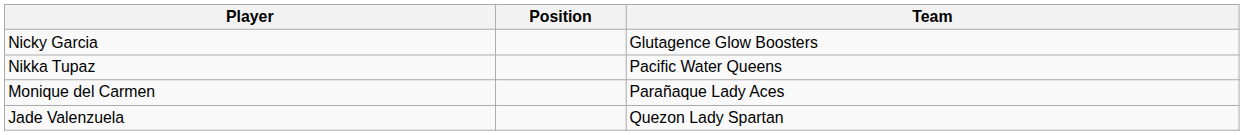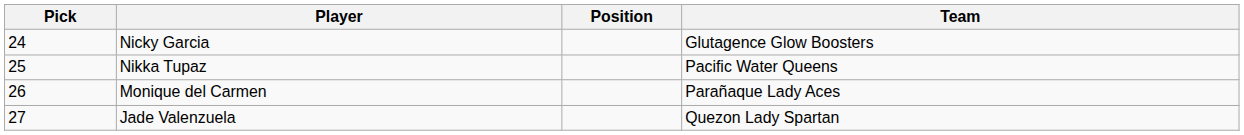+ column: (60, 17)
